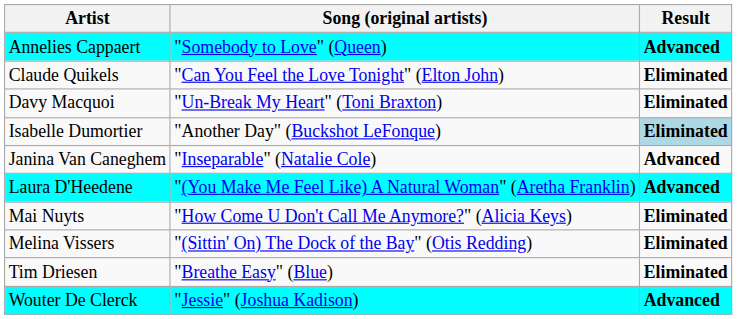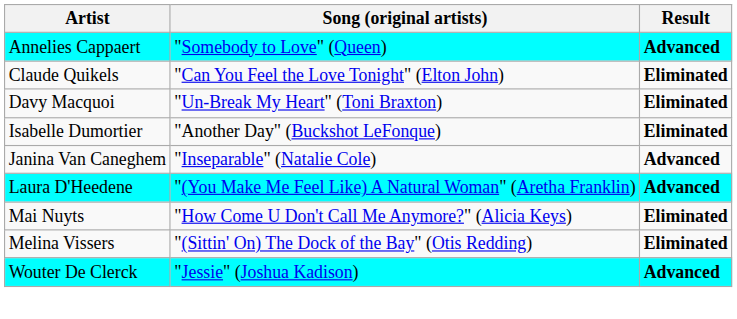(686, 131) lightblue background -> (686, 131) no background
- row: (53, 272)
